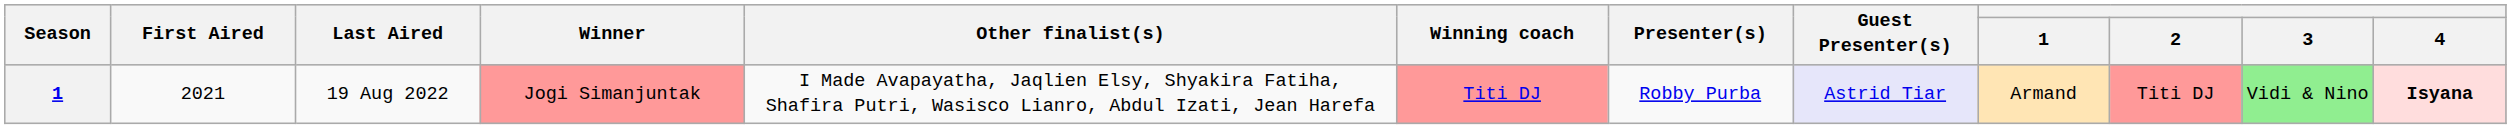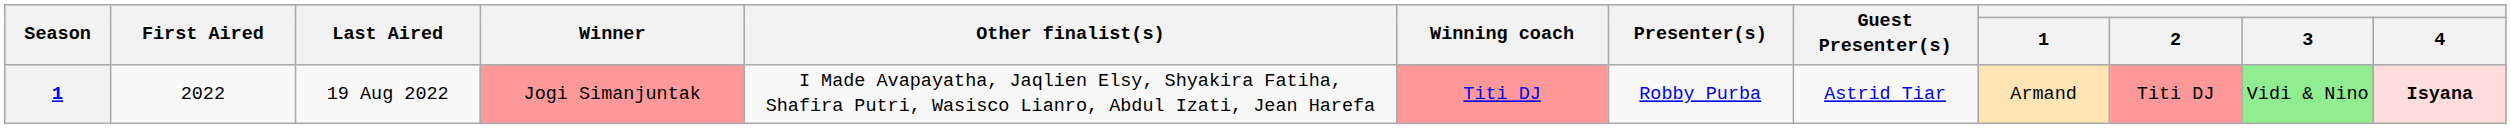(203, 94) 2021 -> (203, 94) 2022
(1885, 94) lavender background -> (1885, 94) no background
